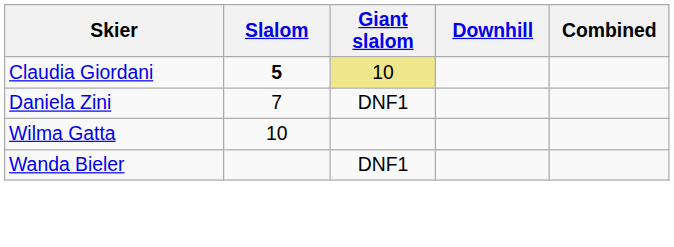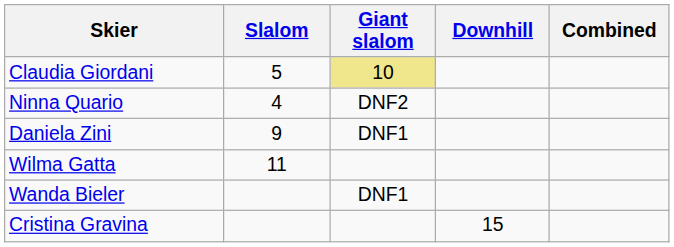(277, 72) bold -> (277, 72) normal
+ row: (66, 103)
(277, 103) 7 -> (277, 133) 9
(277, 133) 10 -> (277, 164) 11
+ row: (78, 225)
